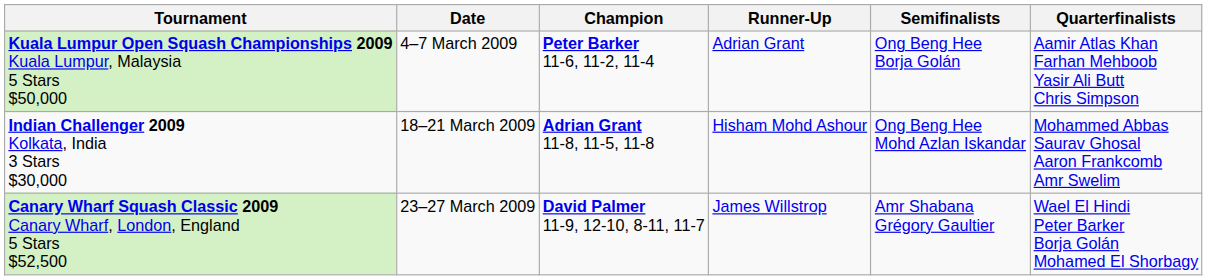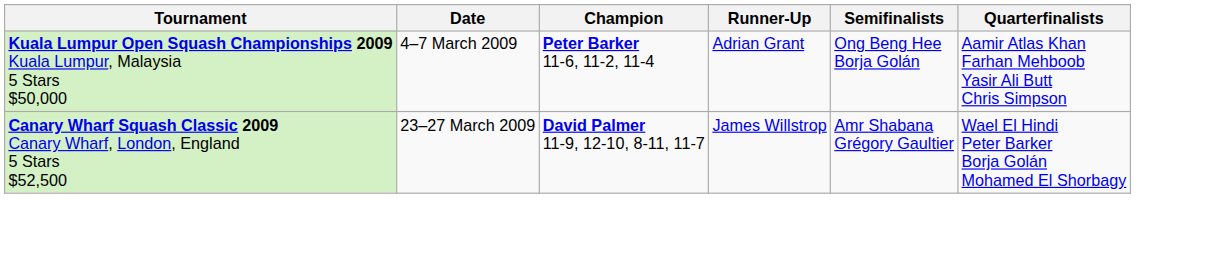- row: (97, 152)
